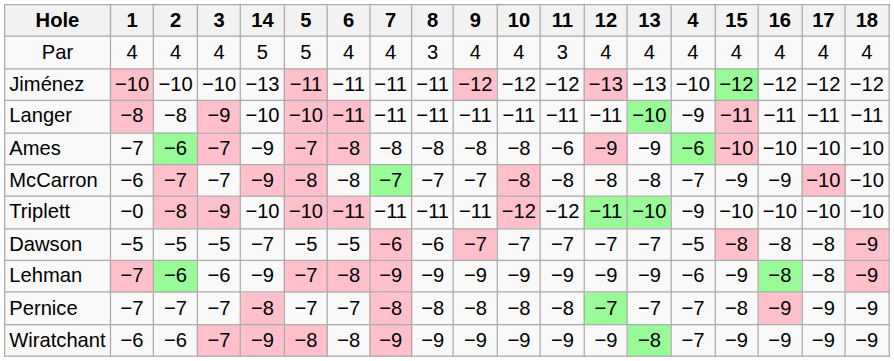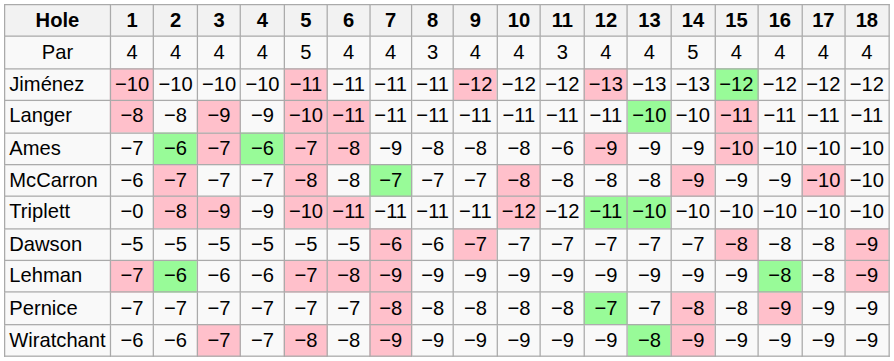columns swapped: (693, 20) <-> (262, 20)
(391, 148) −8 -> (391, 148) −9
